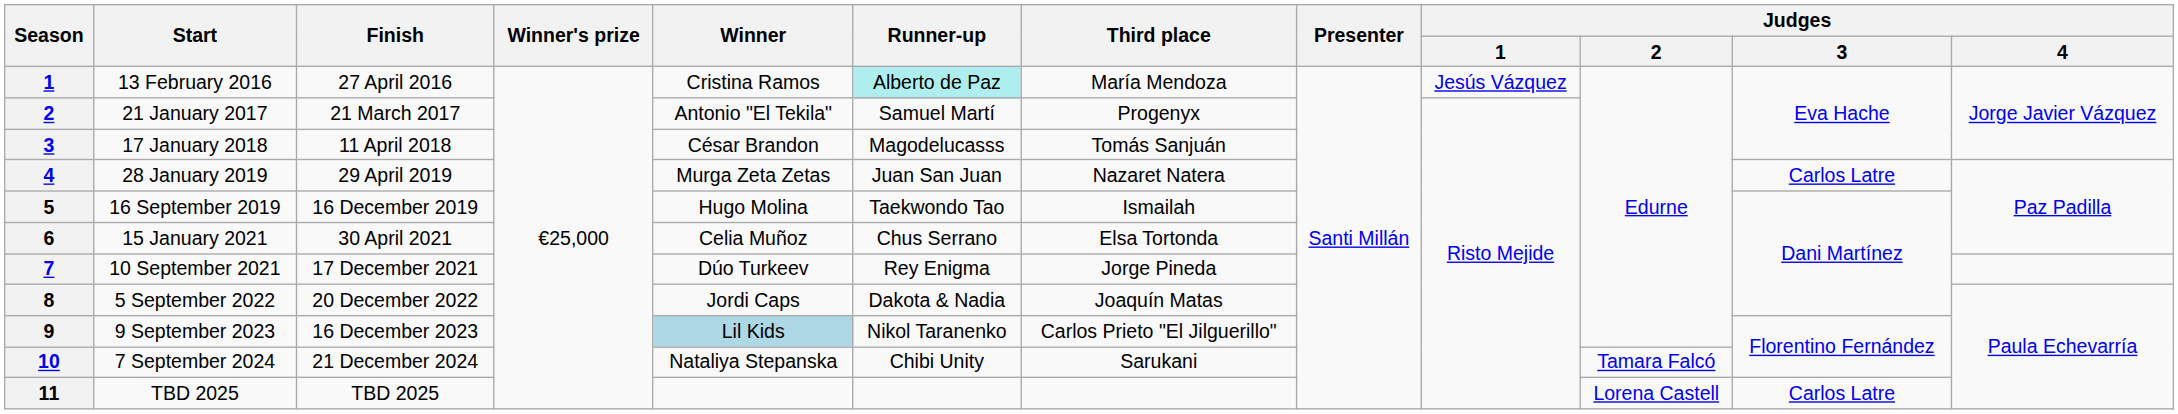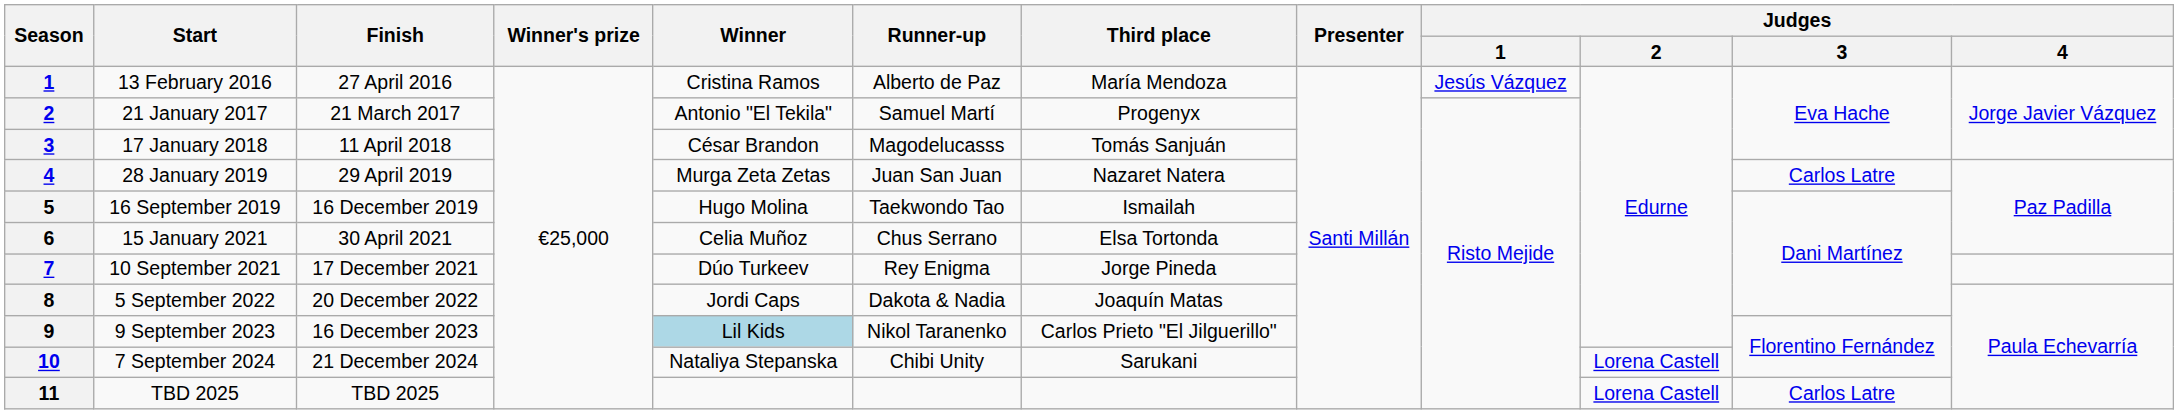(937, 83) paleturquoise background -> (937, 83) no background
(1656, 362) Tamara Falcó -> (1656, 362) Lorena Castell
